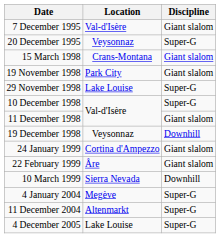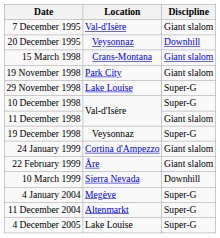(180, 42) Super-G -> (182, 42) Downhill
(182, 133) Downhill -> (180, 133) Super-G
